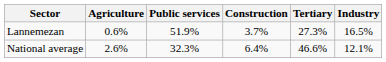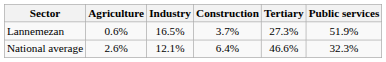columns swapped: (358, 13) <-> (185, 13)
